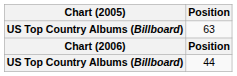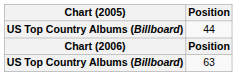rows swapped: (209, 63) <-> (209, 29)
